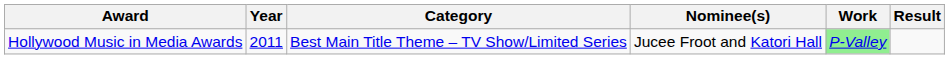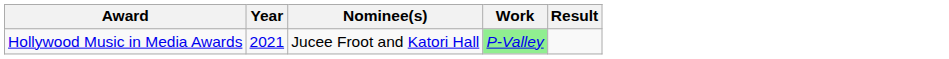- column: (458, 16)
(266, 41) 2011 -> (267, 41) 2021
